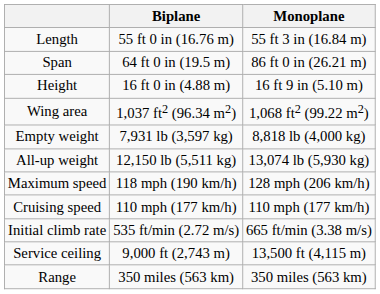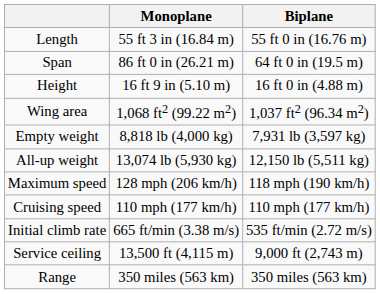columns swapped: (309, 16) <-> (176, 16)
